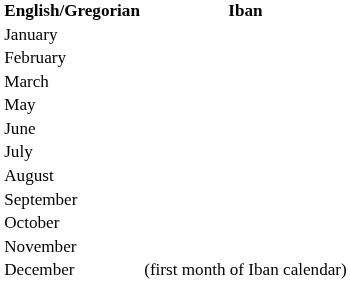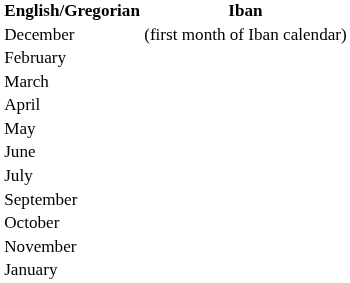rows swapped: (31, 34) <-> (39, 269)
+ row: (22, 104)
- row: (29, 175)
